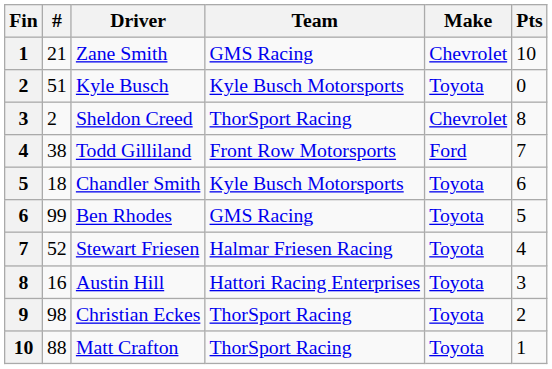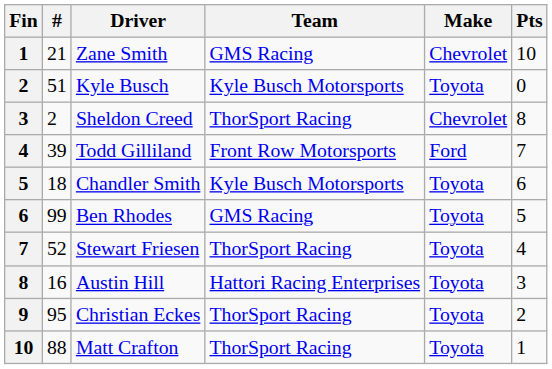(57, 151) 38 -> (57, 151) 39
(301, 249) Halmar Friesen Racing -> (281, 249) ThorSport Racing
(57, 314) 98 -> (57, 314) 95
